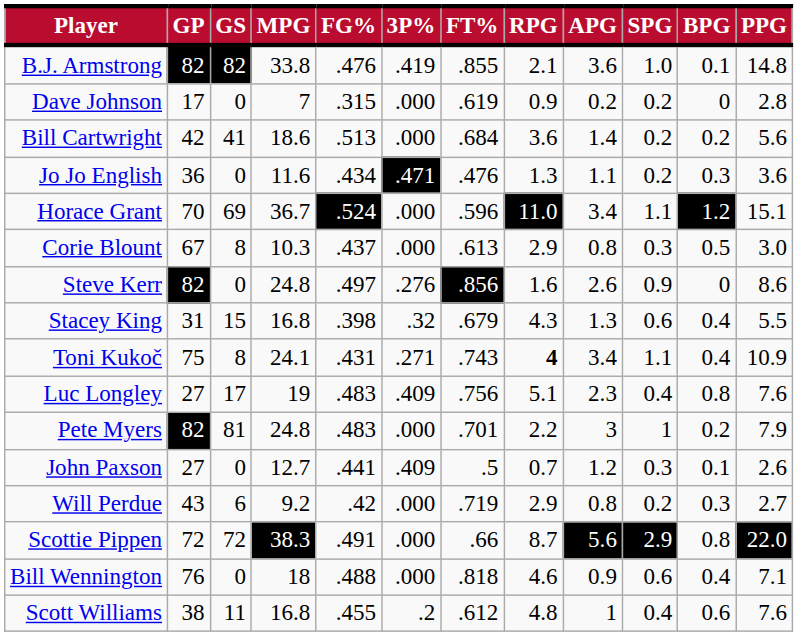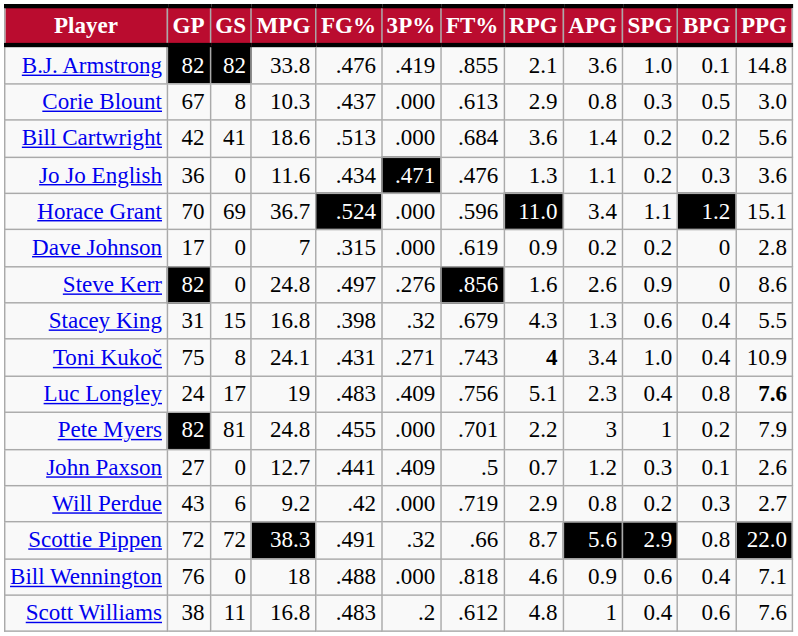rows swapped: (102, 247) <-> (97, 101)
(658, 357) 1.1 -> (658, 357) 1.0
(193, 393) 27 -> (193, 393) 24
(773, 393) normal -> (773, 393) bold
(356, 430) .483 -> (356, 430) .455
(415, 540) .000 -> (421, 540) .32
(356, 613) .455 -> (356, 613) .483
